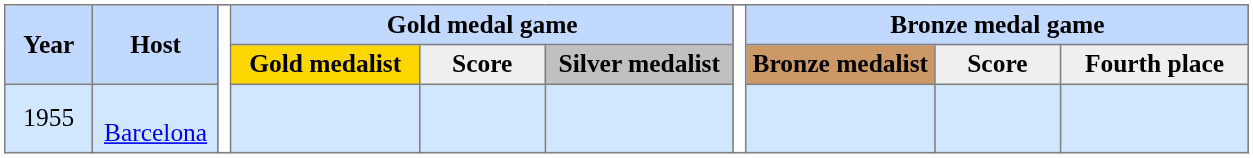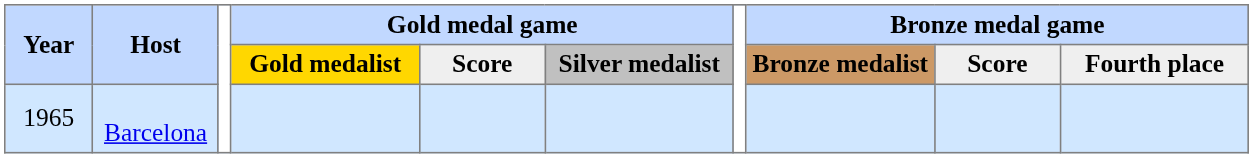(49, 118) 1955 -> (49, 118) 1965
